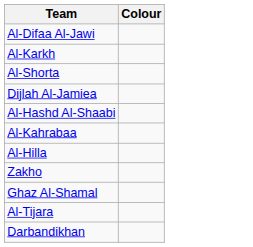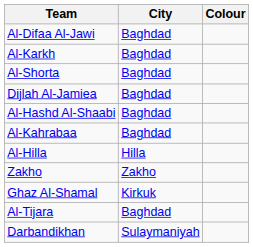+ column: (160, 14)
